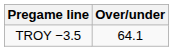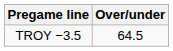(130, 35) 64.1 -> (130, 35) 64.5
